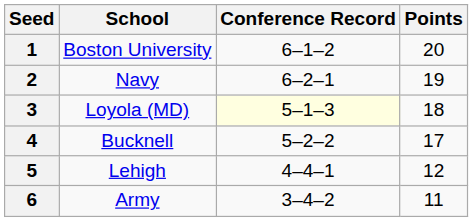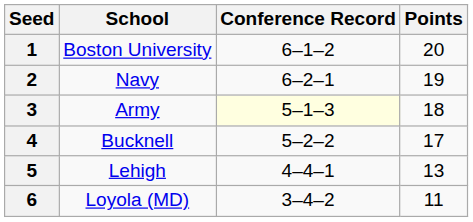(137, 110) Loyola (MD) -> (137, 110) Army
(434, 170) 12 -> (434, 170) 13
(137, 200) Army -> (137, 200) Loyola (MD)
